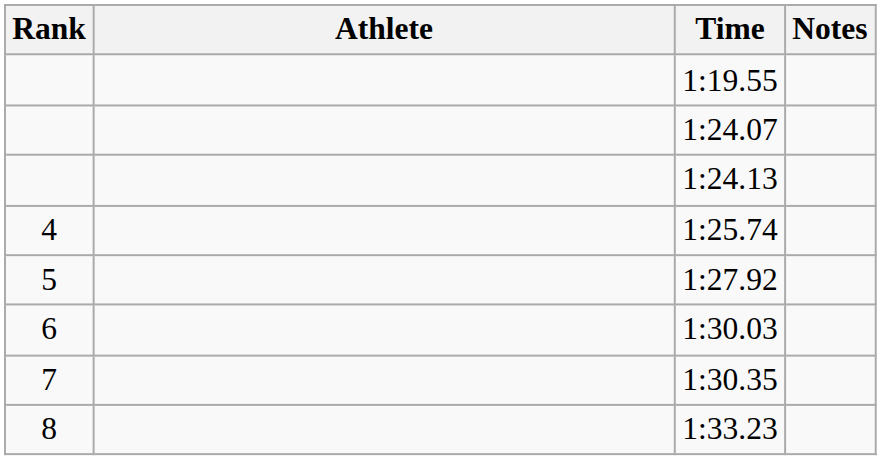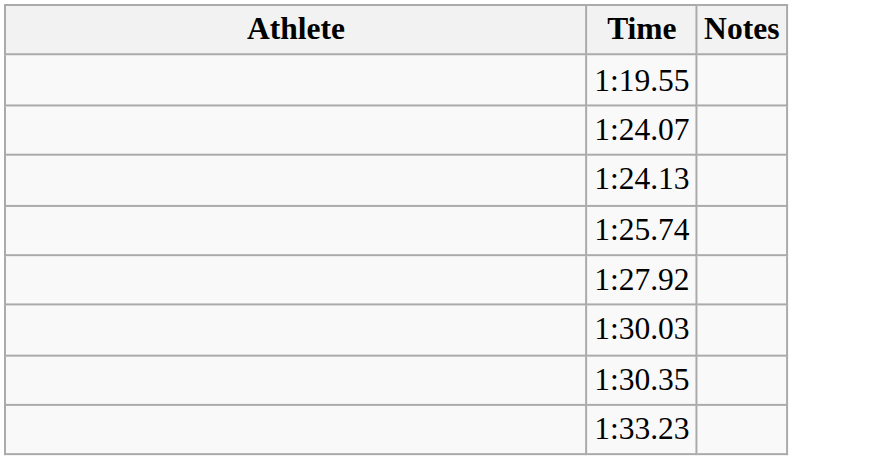- column: (49, 29)
